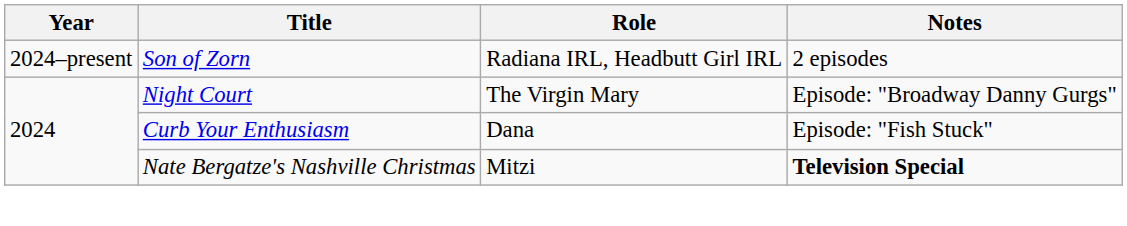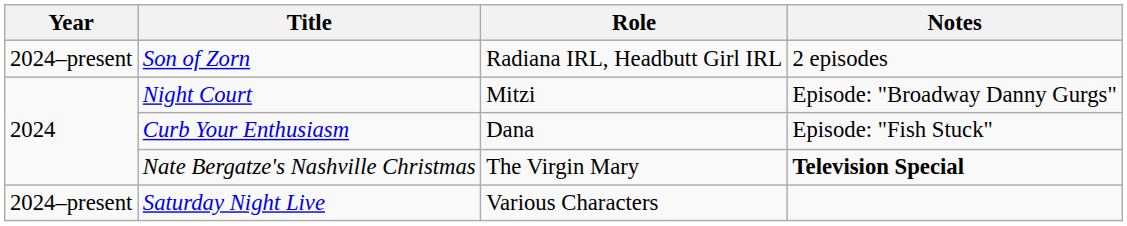(563, 94) The Virgin Mary -> (511, 94) Mitzi
(511, 166) Mitzi -> (563, 166) The Virgin Mary
+ row: (234, 202)
